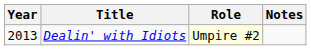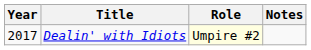(22, 35) 2013 -> (22, 35) 2017
